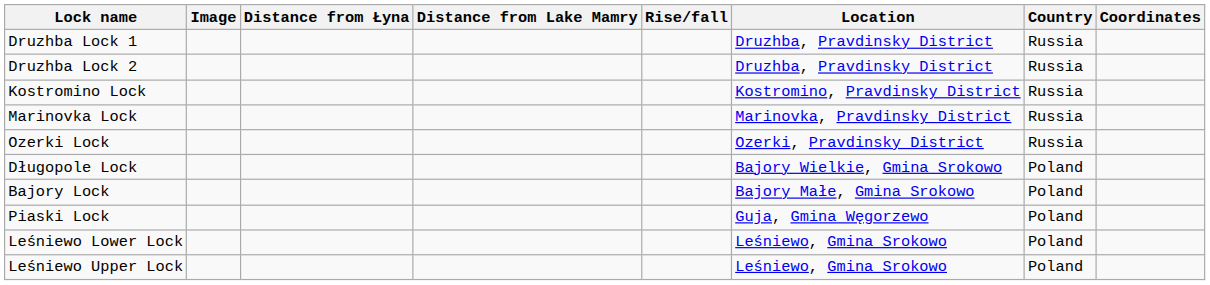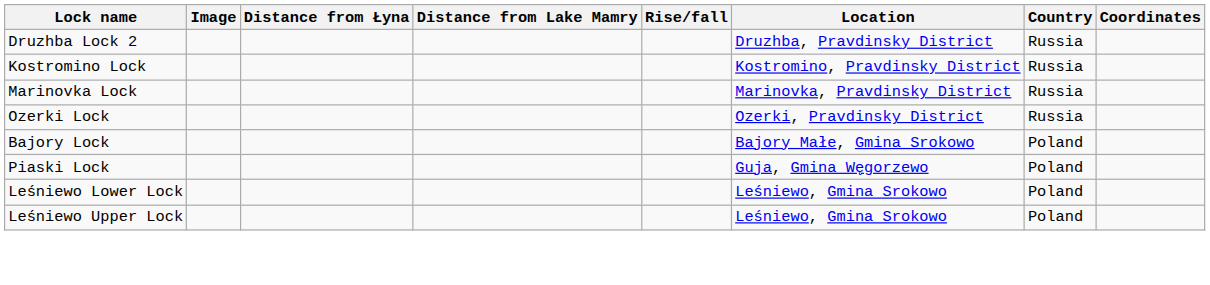- row: (73, 42)
- row: (73, 167)
